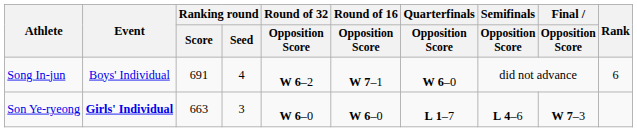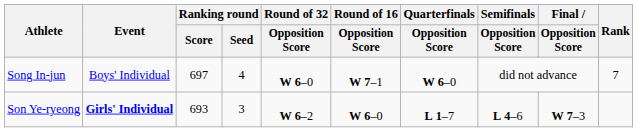(199, 75) 691 -> (199, 75) 697
(296, 82) W 6–2 -> (296, 82) W 6–0
(616, 75) 6 -> (616, 75) 7
(199, 109) 663 -> (199, 109) 693
(296, 116) W 6–0 -> (296, 116) W 6–2
